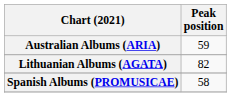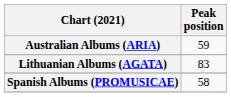(204, 63) 82 -> (204, 63) 83
